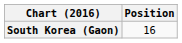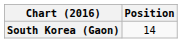(150, 30) 16 -> (150, 30) 14
